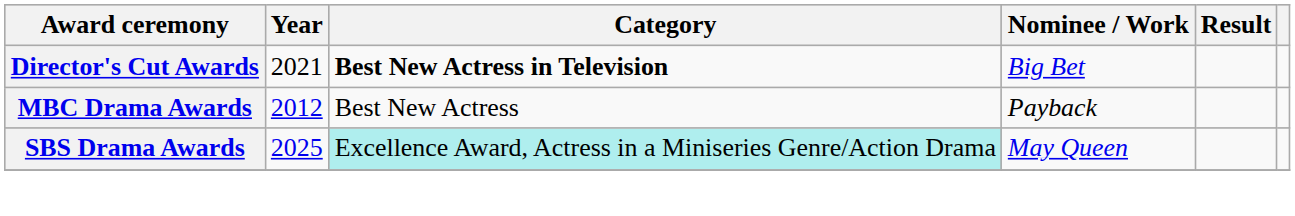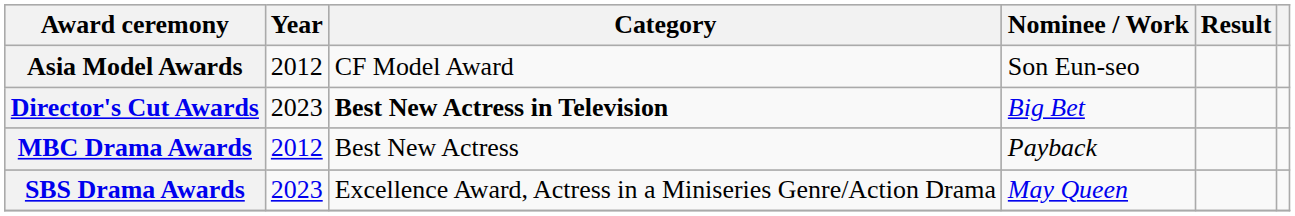+ row: (135, 66)
(297, 66) 2021 -> (297, 107) 2023
(297, 148) 2025 -> (297, 189) 2023
(665, 148) paleturquoise background -> (665, 189) no background
